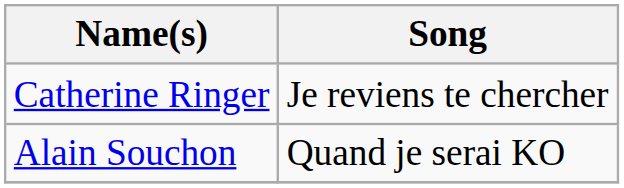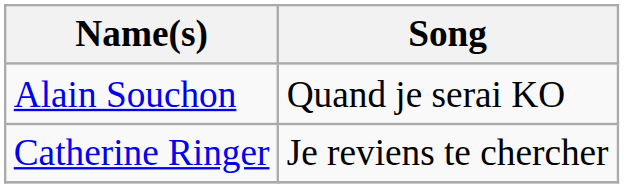rows swapped: (142, 93) <-> (125, 152)
